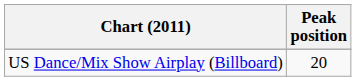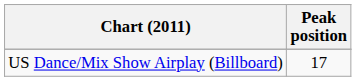(319, 62) 20 -> (319, 62) 17
